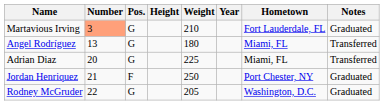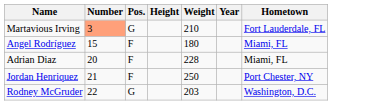- column: (353, 12)
(92, 44) 13 -> (92, 44) 15
(131, 44) G -> (130, 44) F
(131, 60) G -> (130, 60) F
(191, 60) 225 -> (191, 60) 228
(191, 92) 205 -> (191, 92) 203
